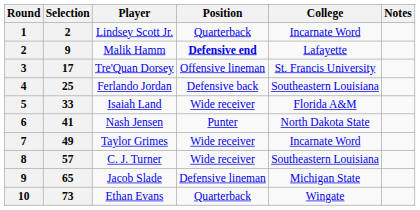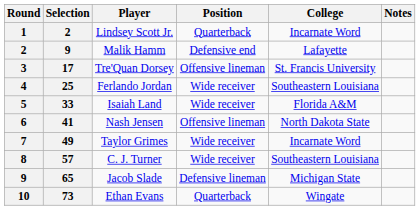(223, 50) bold -> (223, 50) normal
(223, 86) Defensive back -> (223, 86) Wide receiver
(223, 123) Punter -> (223, 123) Offensive lineman
